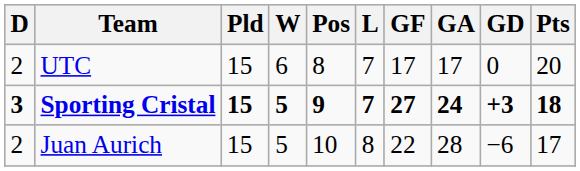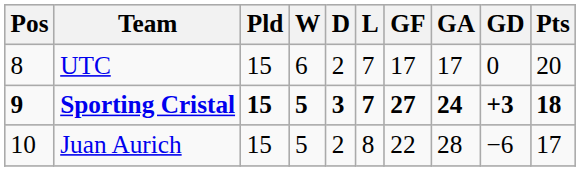columns swapped: (331, 24) <-> (20, 24)
